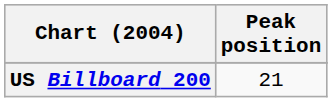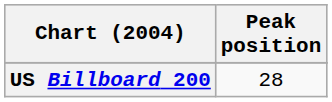(271, 80) 21 -> (271, 80) 28
